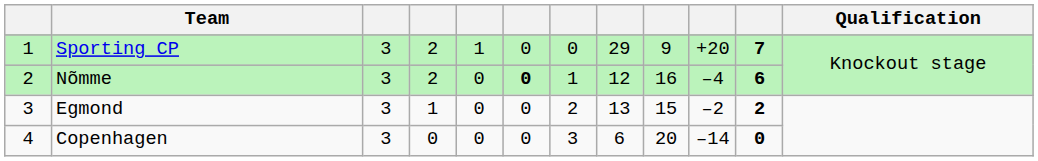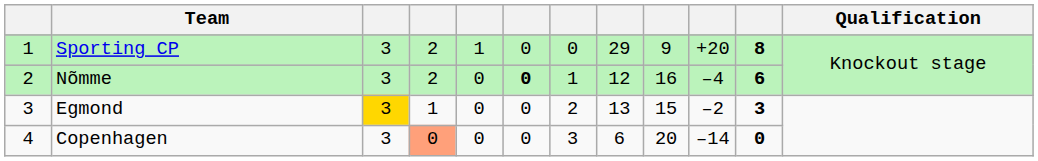(760, 50) 7 -> (760, 50) 8
(386, 110) no background -> (386, 110) gold background
(760, 110) 2 -> (760, 110) 3
(432, 141) no background -> (432, 141) lightsalmon background
